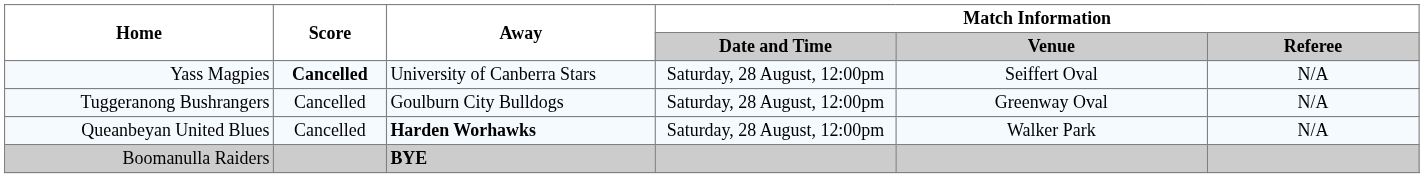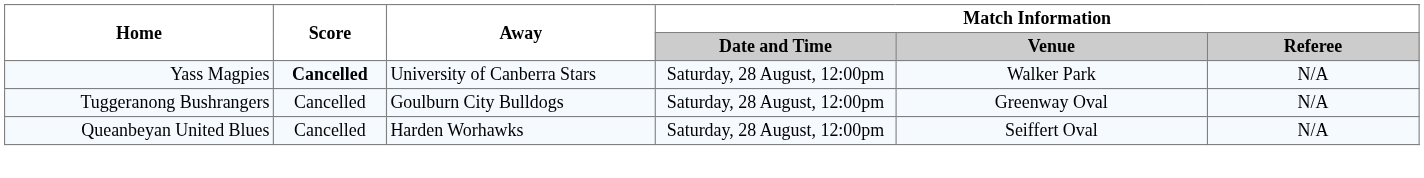(1051, 74) Seiffert Oval -> (1051, 74) Walker Park
(463, 130) bold -> (457, 130) normal
(1051, 130) Walker Park -> (1051, 130) Seiffert Oval
- row: (196, 158)
